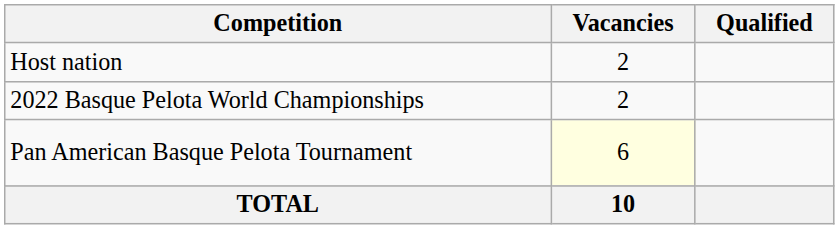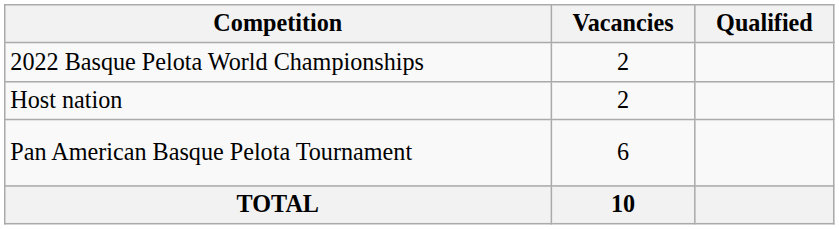rows swapped: (66, 61) <-> (217, 100)
(623, 152) lightyellow background -> (623, 152) no background
